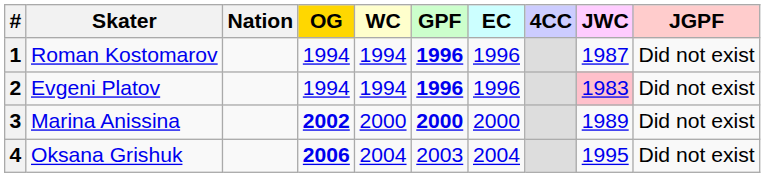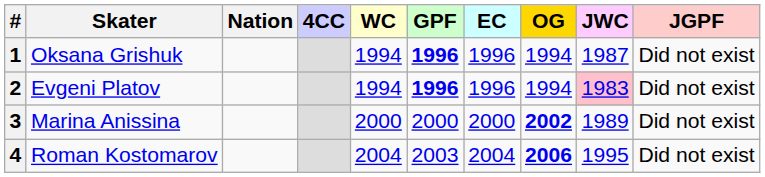columns swapped: (326, 21) <-> (551, 21)
(124, 54) Roman Kostomarov -> (107, 54) Oksana Grishuk
(440, 121) bold -> (435, 121) normal
(107, 155) Oksana Grishuk -> (124, 155) Roman Kostomarov
